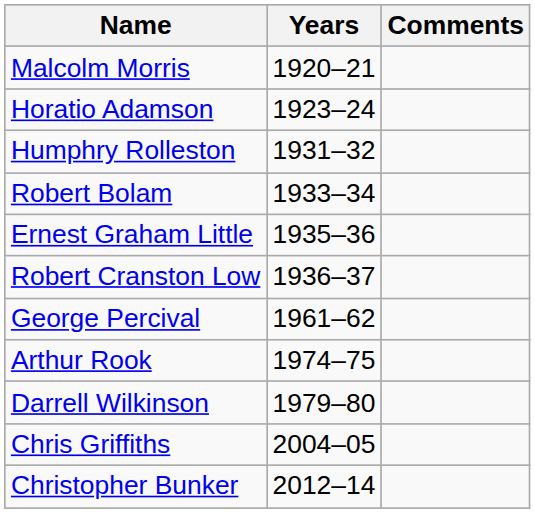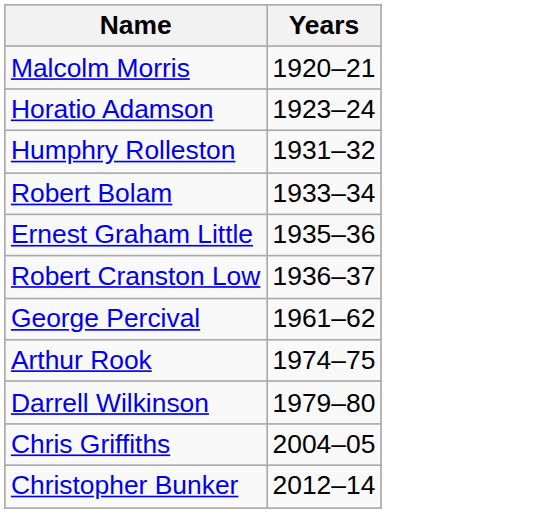- column: (456, 25)
